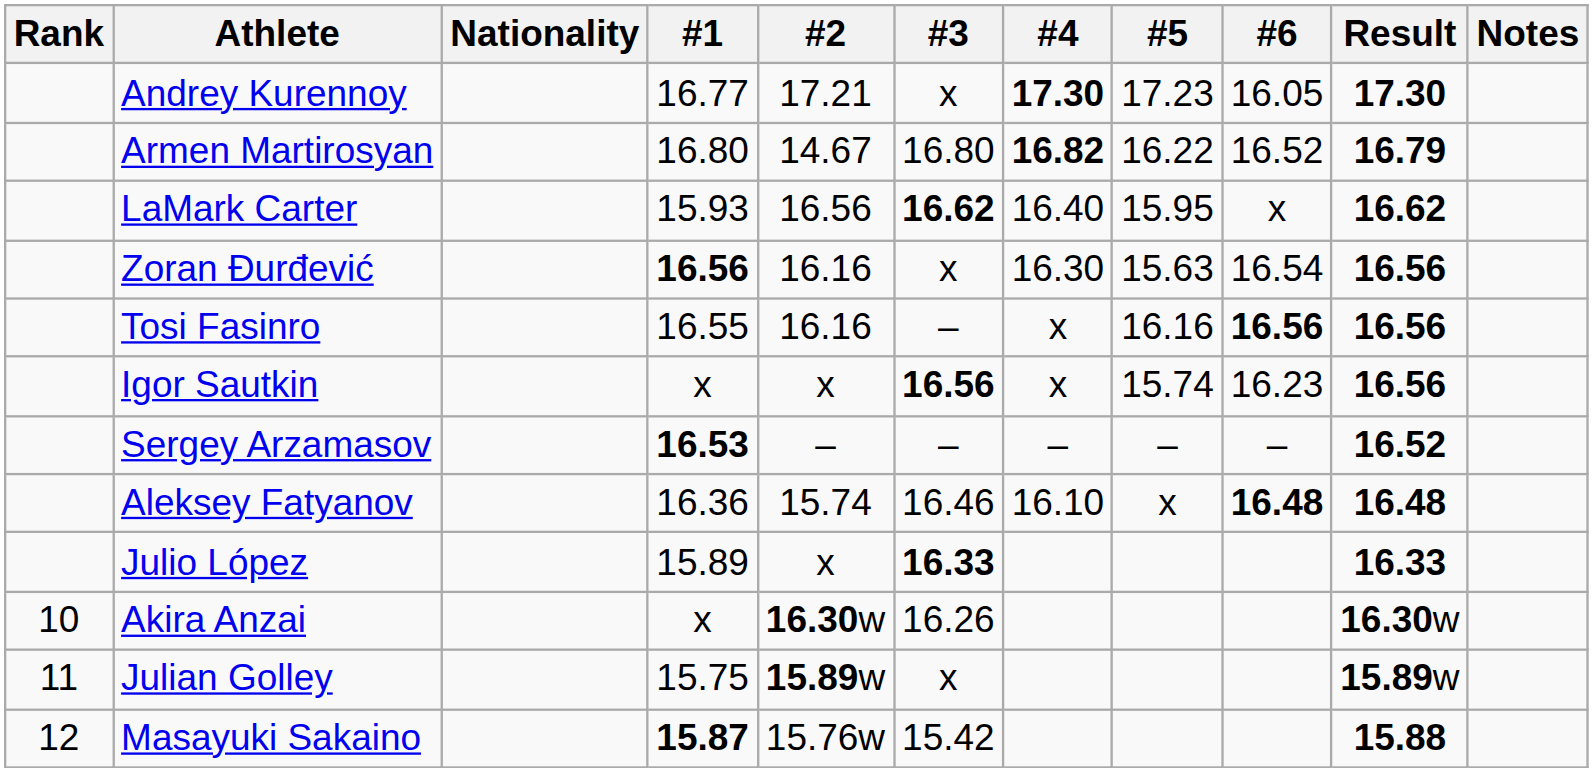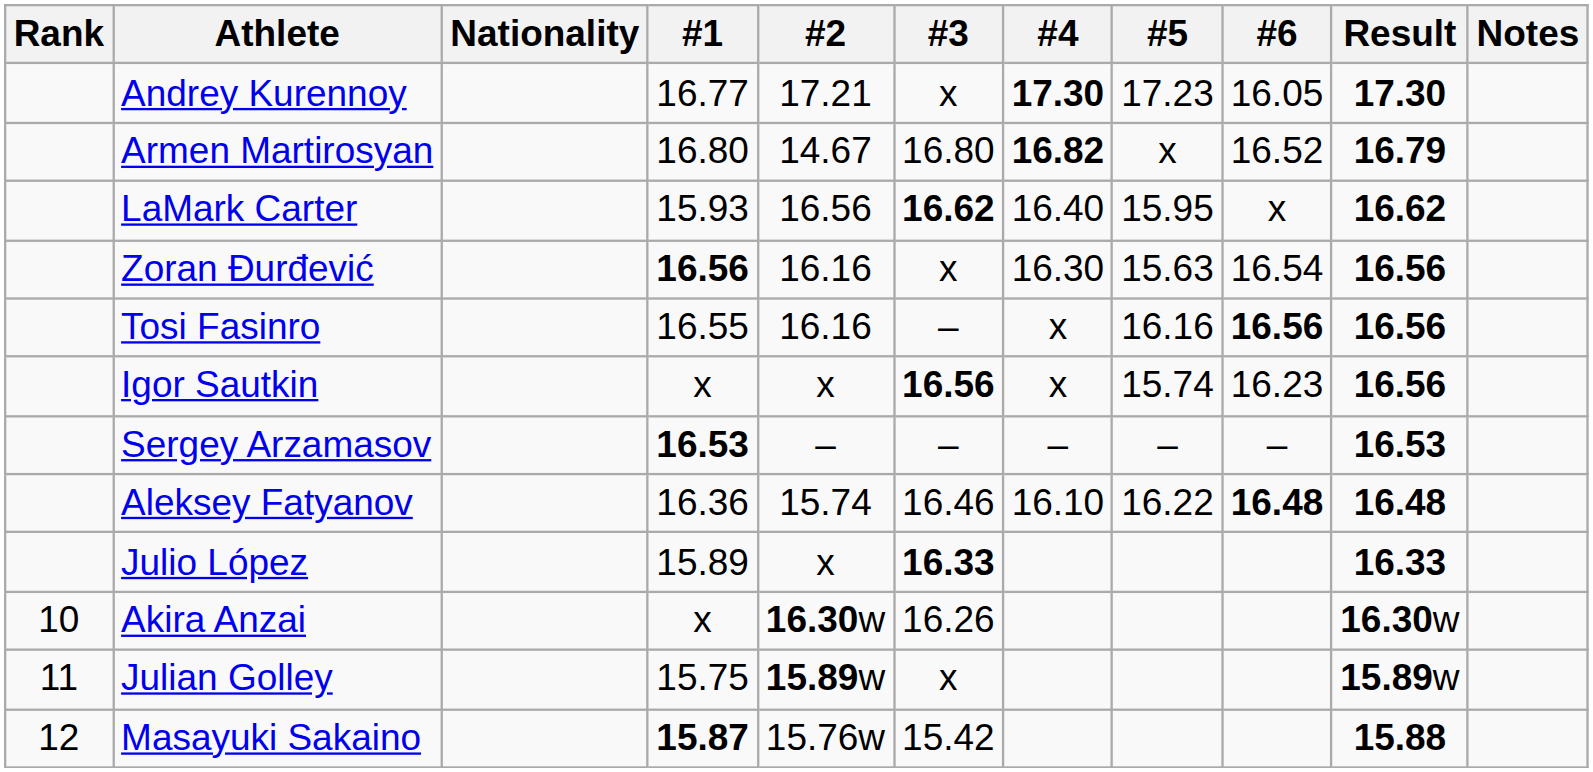(1167, 151) 16.22 -> (1167, 151) x
(1400, 444) 16.52 -> (1400, 444) 16.53
(1167, 502) x -> (1167, 502) 16.22
